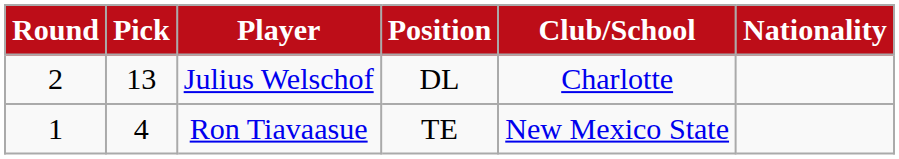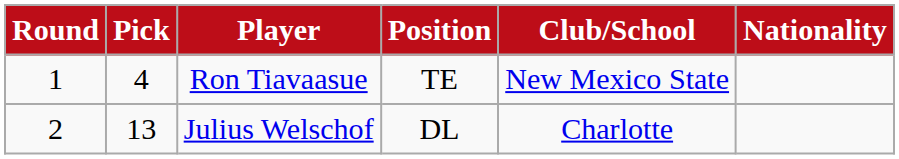rows swapped: (279, 128) <-> (279, 79)
